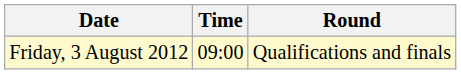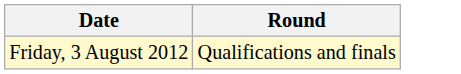- column: (221, 20)
